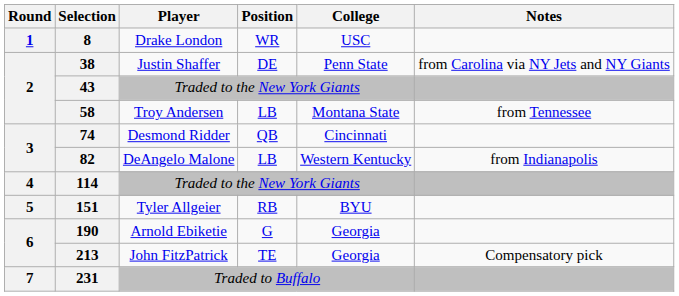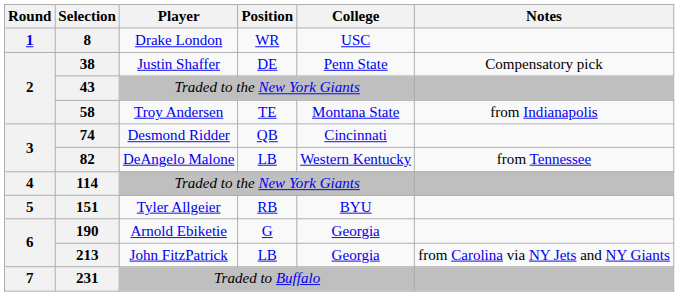(544, 64) from Carolina via NY Jets and NY Giants -> (544, 64) Compensatory pick
(267, 111) LB -> (267, 111) TE
(544, 111) from Tennessee -> (544, 111) from Indianapolis
(544, 159) from Indianapolis -> (544, 159) from Tennessee
(267, 254) TE -> (267, 254) LB
(544, 254) Compensatory pick -> (544, 254) from Carolina via NY Jets and NY Giants
